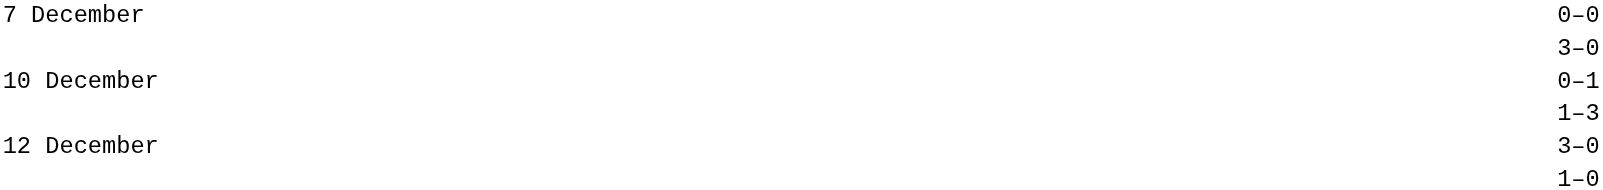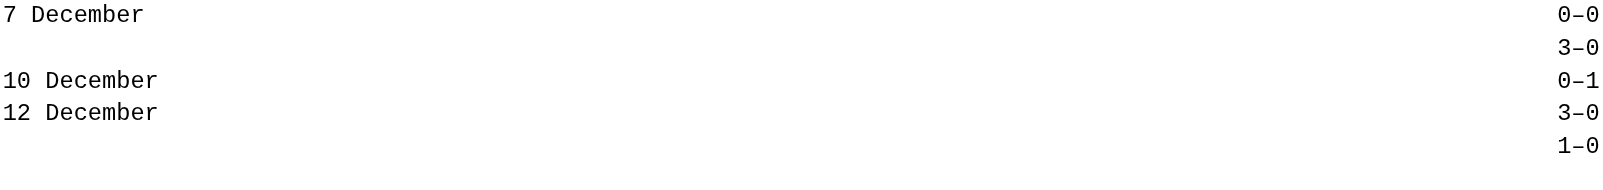- row: (316, 114)
